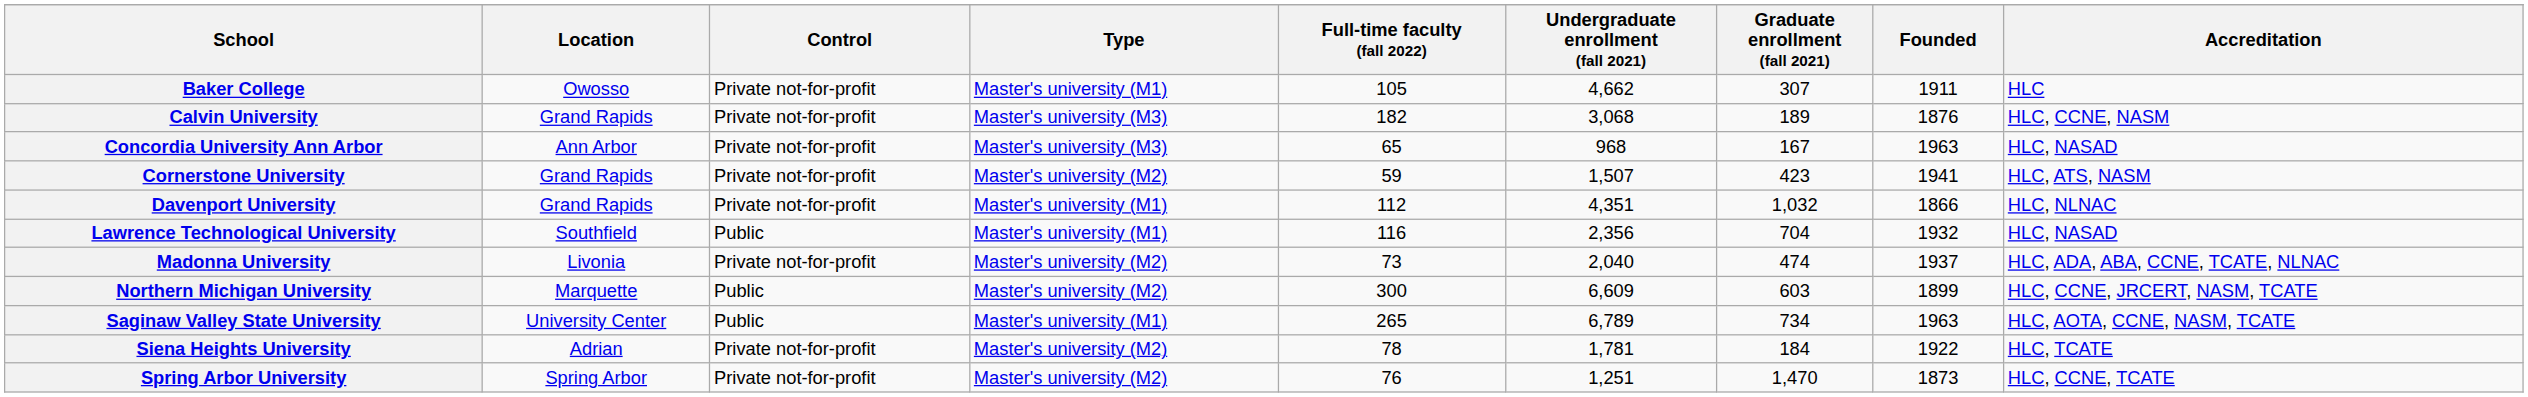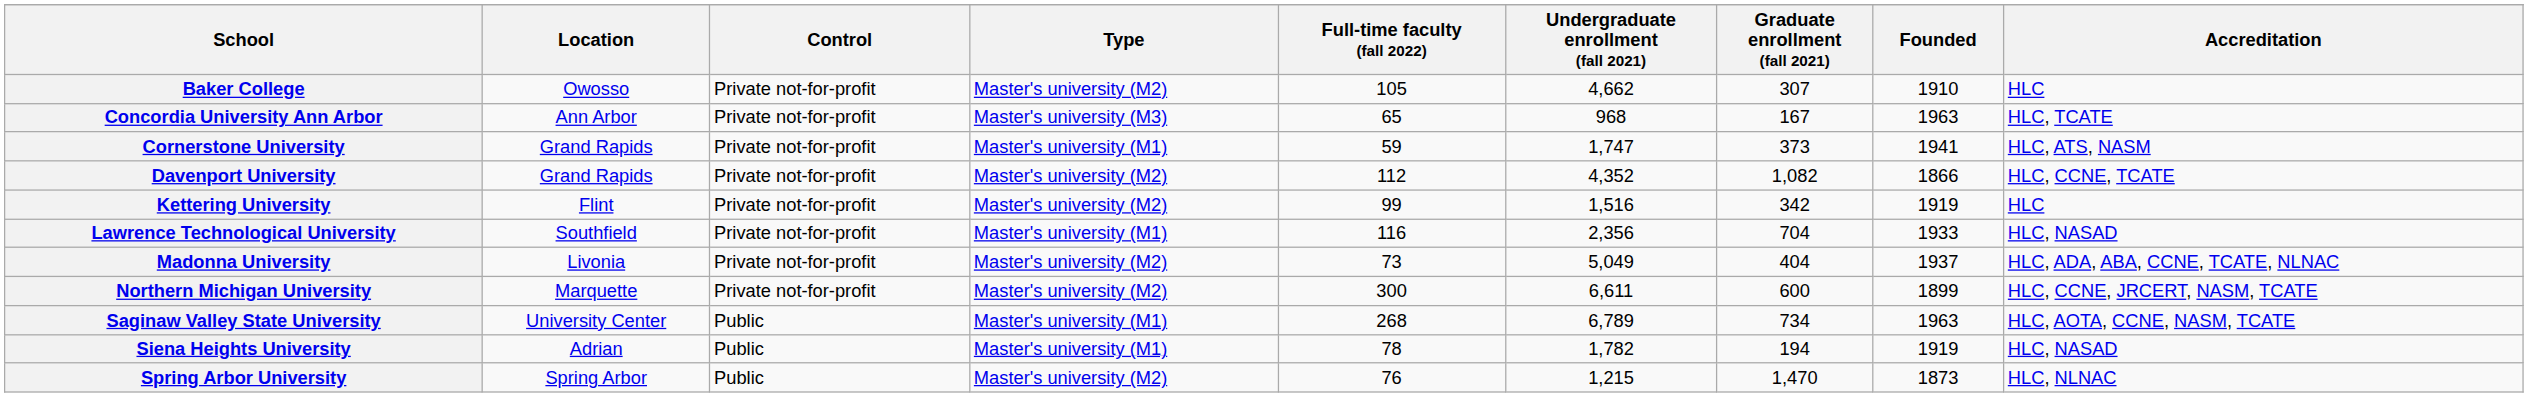(1071, 89) Master's university (M1) -> (1071, 89) Master's university (M2)
(1938, 89) 1911 -> (1938, 89) 1910
- row: (244, 118)
(2063, 147) HLC, NASAD -> (2060, 118) HLC, TCATE
(1071, 176) Master's university (M2) -> (1071, 147) Master's university (M1)
(1611, 176) 1,507 -> (1611, 147) 1,747
(1795, 176) 423 -> (1795, 147) 373
(1071, 205) Master's university (M1) -> (1071, 176) Master's university (M2)
(1611, 205) 4,351 -> (1611, 176) 4,352
(1795, 205) 1,032 -> (1795, 176) 1,082
(2062, 205) HLC, NLNAC -> (2091, 176) HLC, CCNE, TCATE
+ row: (244, 205)
(739, 233) Public -> (795, 233) Private not-for-profit
(1938, 233) 1932 -> (1938, 233) 1933
(1611, 262) 2,040 -> (1611, 262) 5,049
(1795, 262) 474 -> (1795, 262) 404
(739, 291) Public -> (795, 291) Private not-for-profit
(1611, 291) 6,609 -> (1611, 291) 6,611
(1795, 291) 603 -> (1795, 291) 600
(1392, 320) 265 -> (1392, 320) 268
(795, 349) Private not-for-profit -> (739, 349) Public
(1071, 349) Master's university (M2) -> (1071, 349) Master's university (M1)
(1611, 349) 1,781 -> (1611, 349) 1,782
(1795, 349) 184 -> (1795, 349) 194
(1938, 349) 1922 -> (1938, 349) 1919
(2060, 349) HLC, TCATE -> (2063, 349) HLC, NASAD
(795, 378) Private not-for-profit -> (739, 378) Public
(1611, 378) 1,251 -> (1611, 378) 1,215
(2091, 378) HLC, CCNE, TCATE -> (2062, 378) HLC, NLNAC
